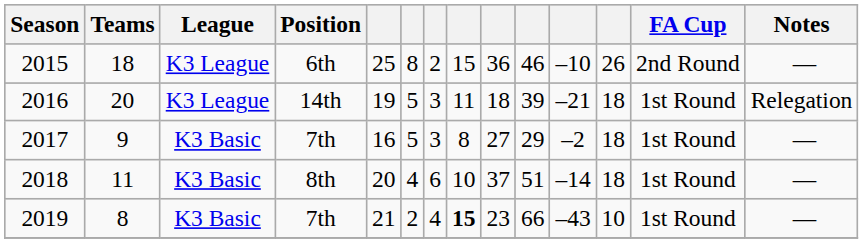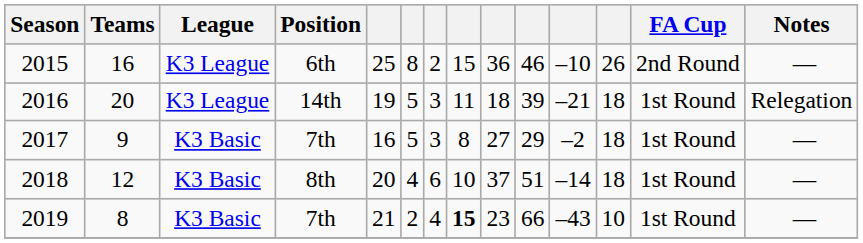(123, 62) 18 -> (123, 62) 16
(123, 179) 11 -> (123, 179) 12
